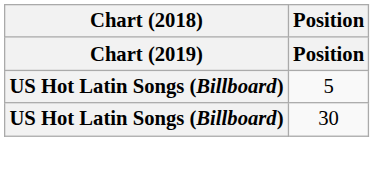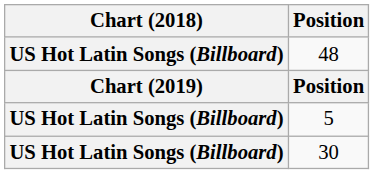+ row: (329, 53)
